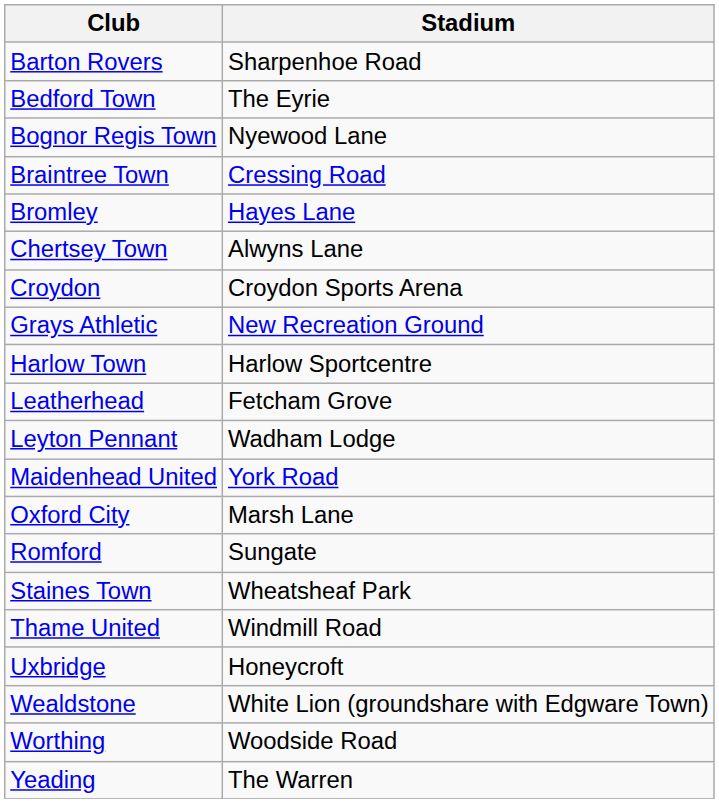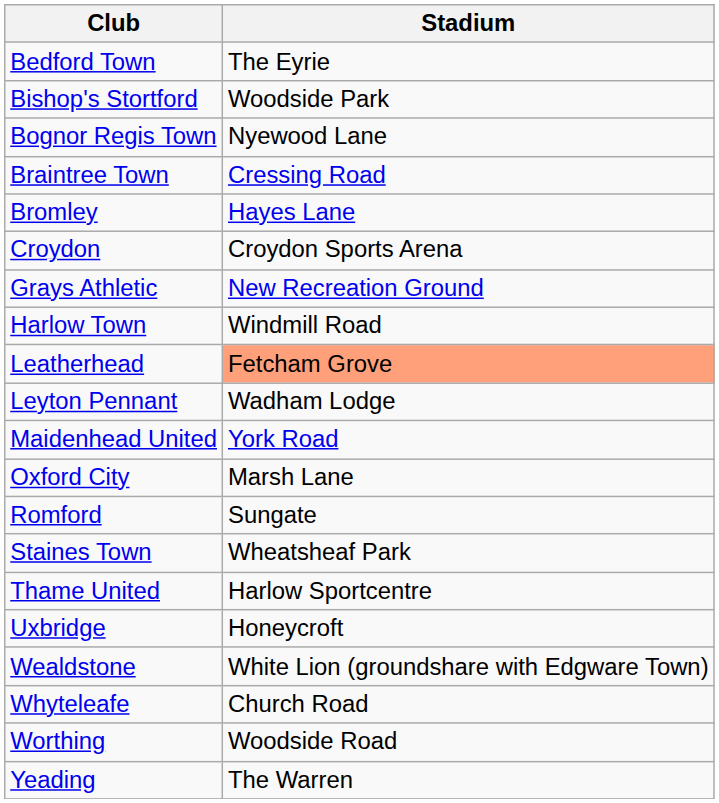- row: (86, 61)
+ row: (104, 99)
- row: (89, 250)
(330, 363) Harlow Sportcentre -> (305, 325) Windmill Road
(310, 401) no background -> (310, 363) lightsalmon background
(305, 628) Windmill Road -> (330, 590) Harlow Sportcentre
+ row: (70, 703)
